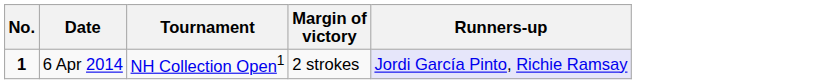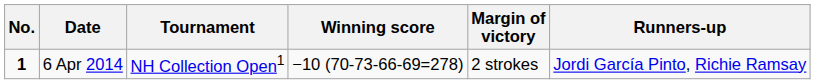+ column: (378, 27)
(501, 64) lavender background -> (680, 64) no background
